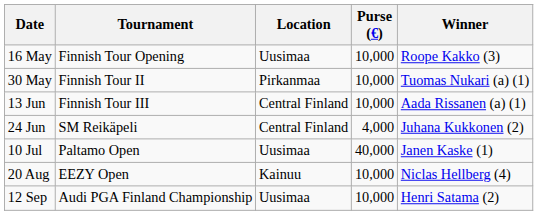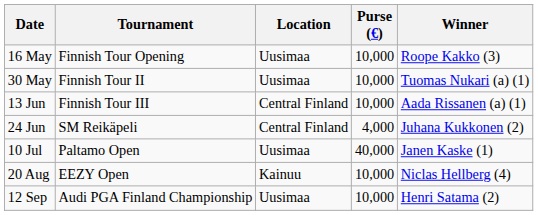(290, 80) Pirkanmaa -> (284, 80) Uusimaa
